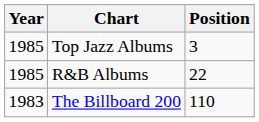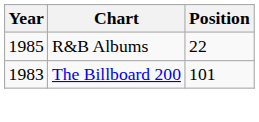- row: (112, 46)
(202, 102) 110 -> (202, 74) 101
